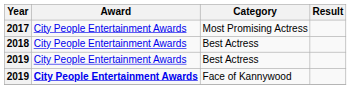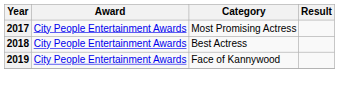- row: (18, 60)
(116, 76) bold -> (110, 60) normal
